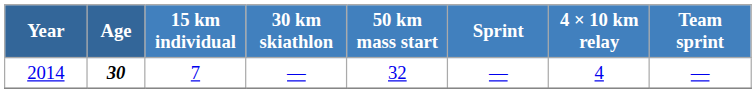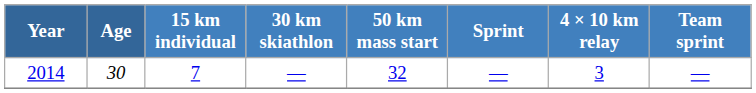(116, 73) bold -> (116, 73) normal
(599, 73) 4 -> (599, 73) 3
